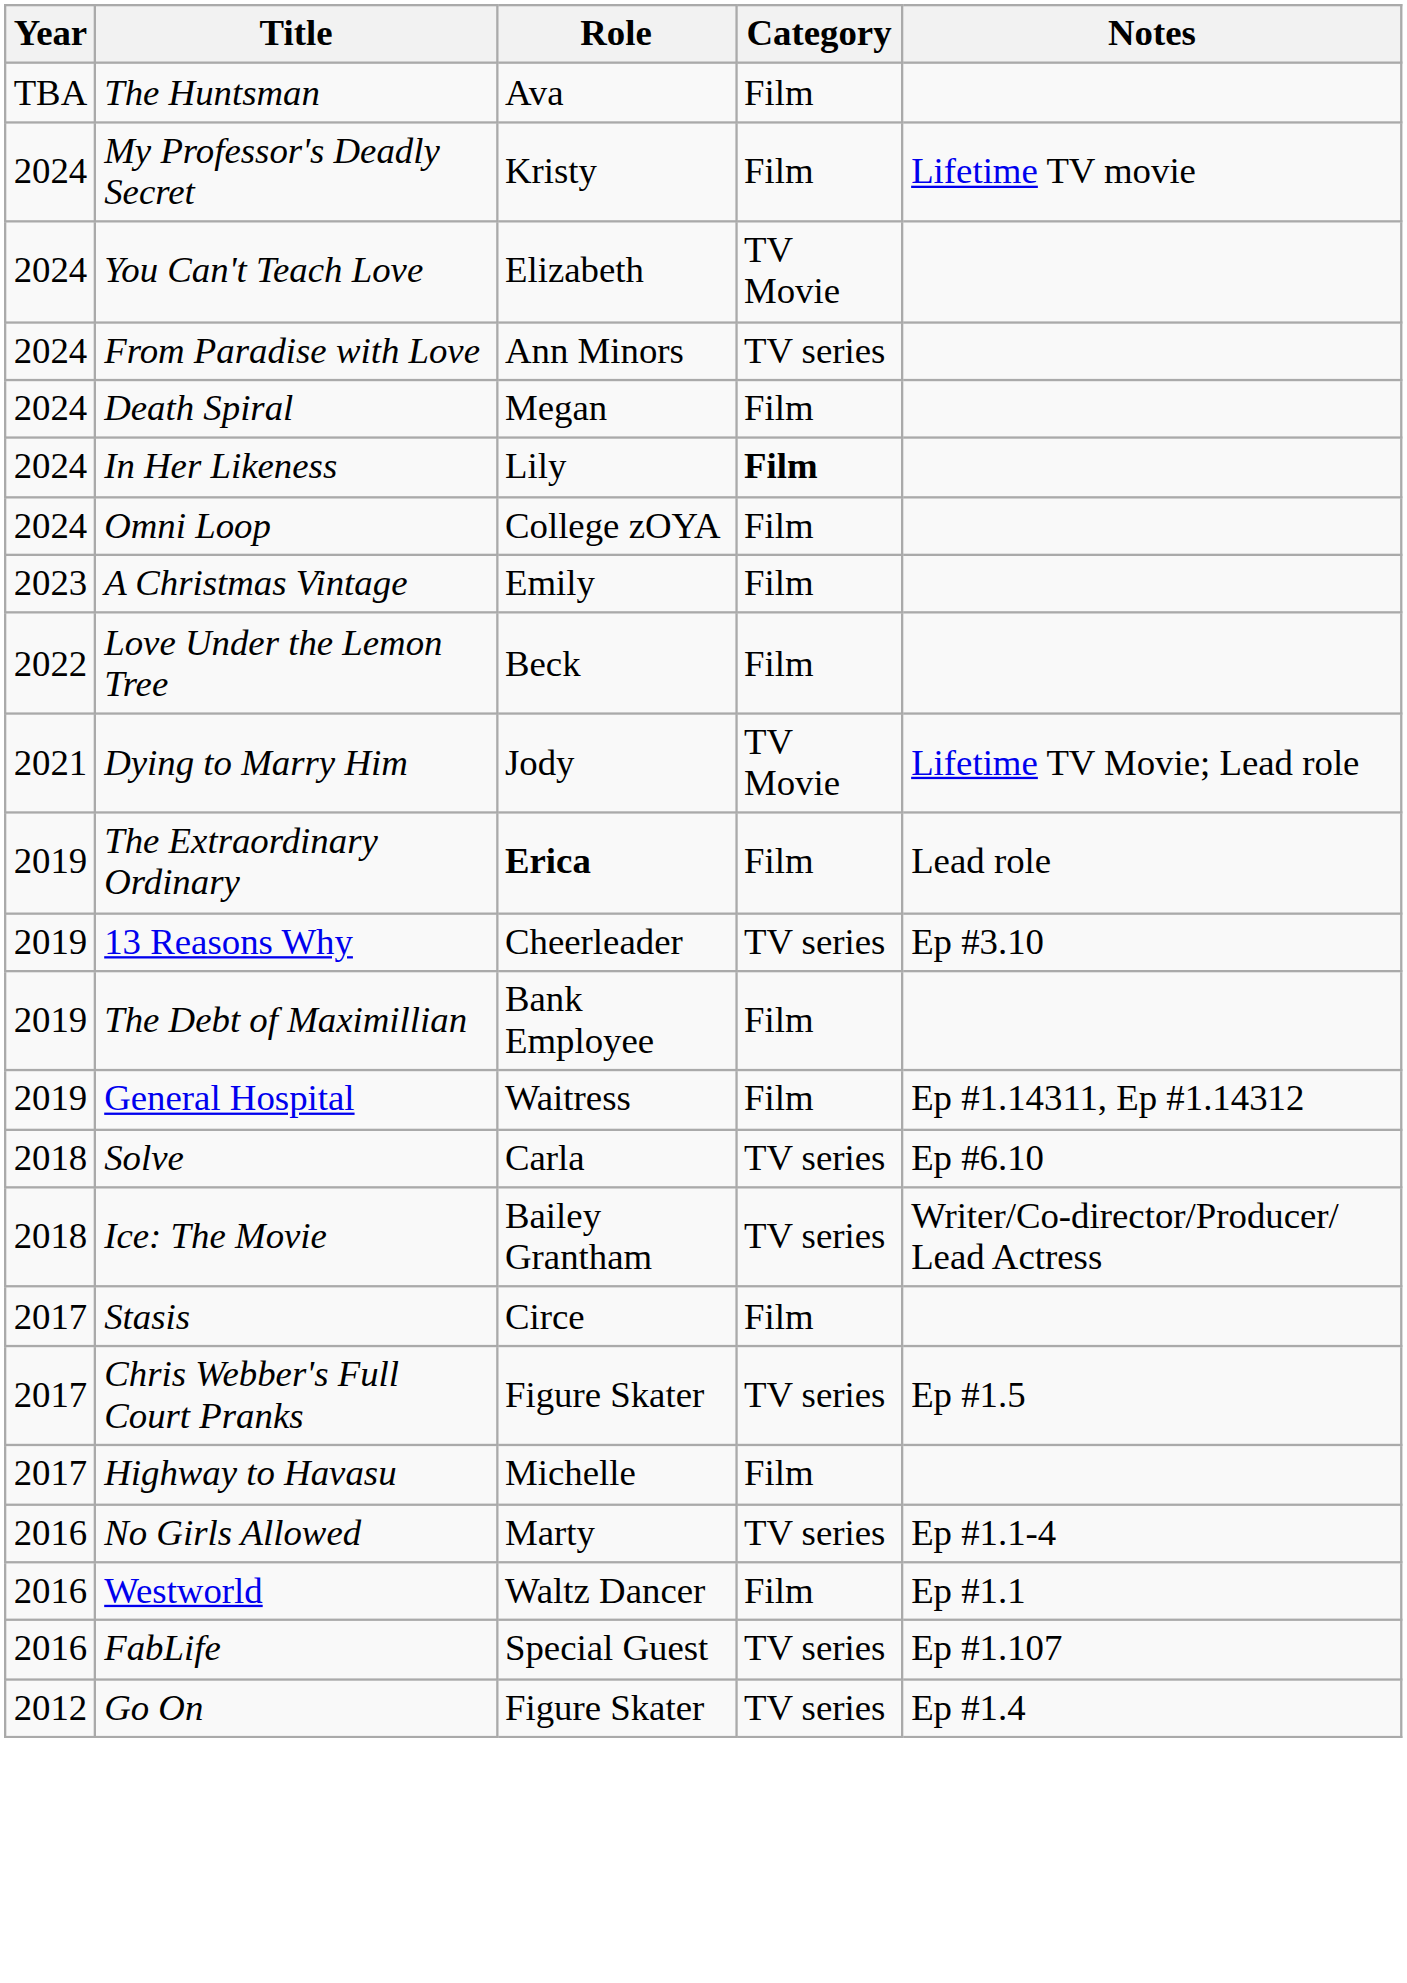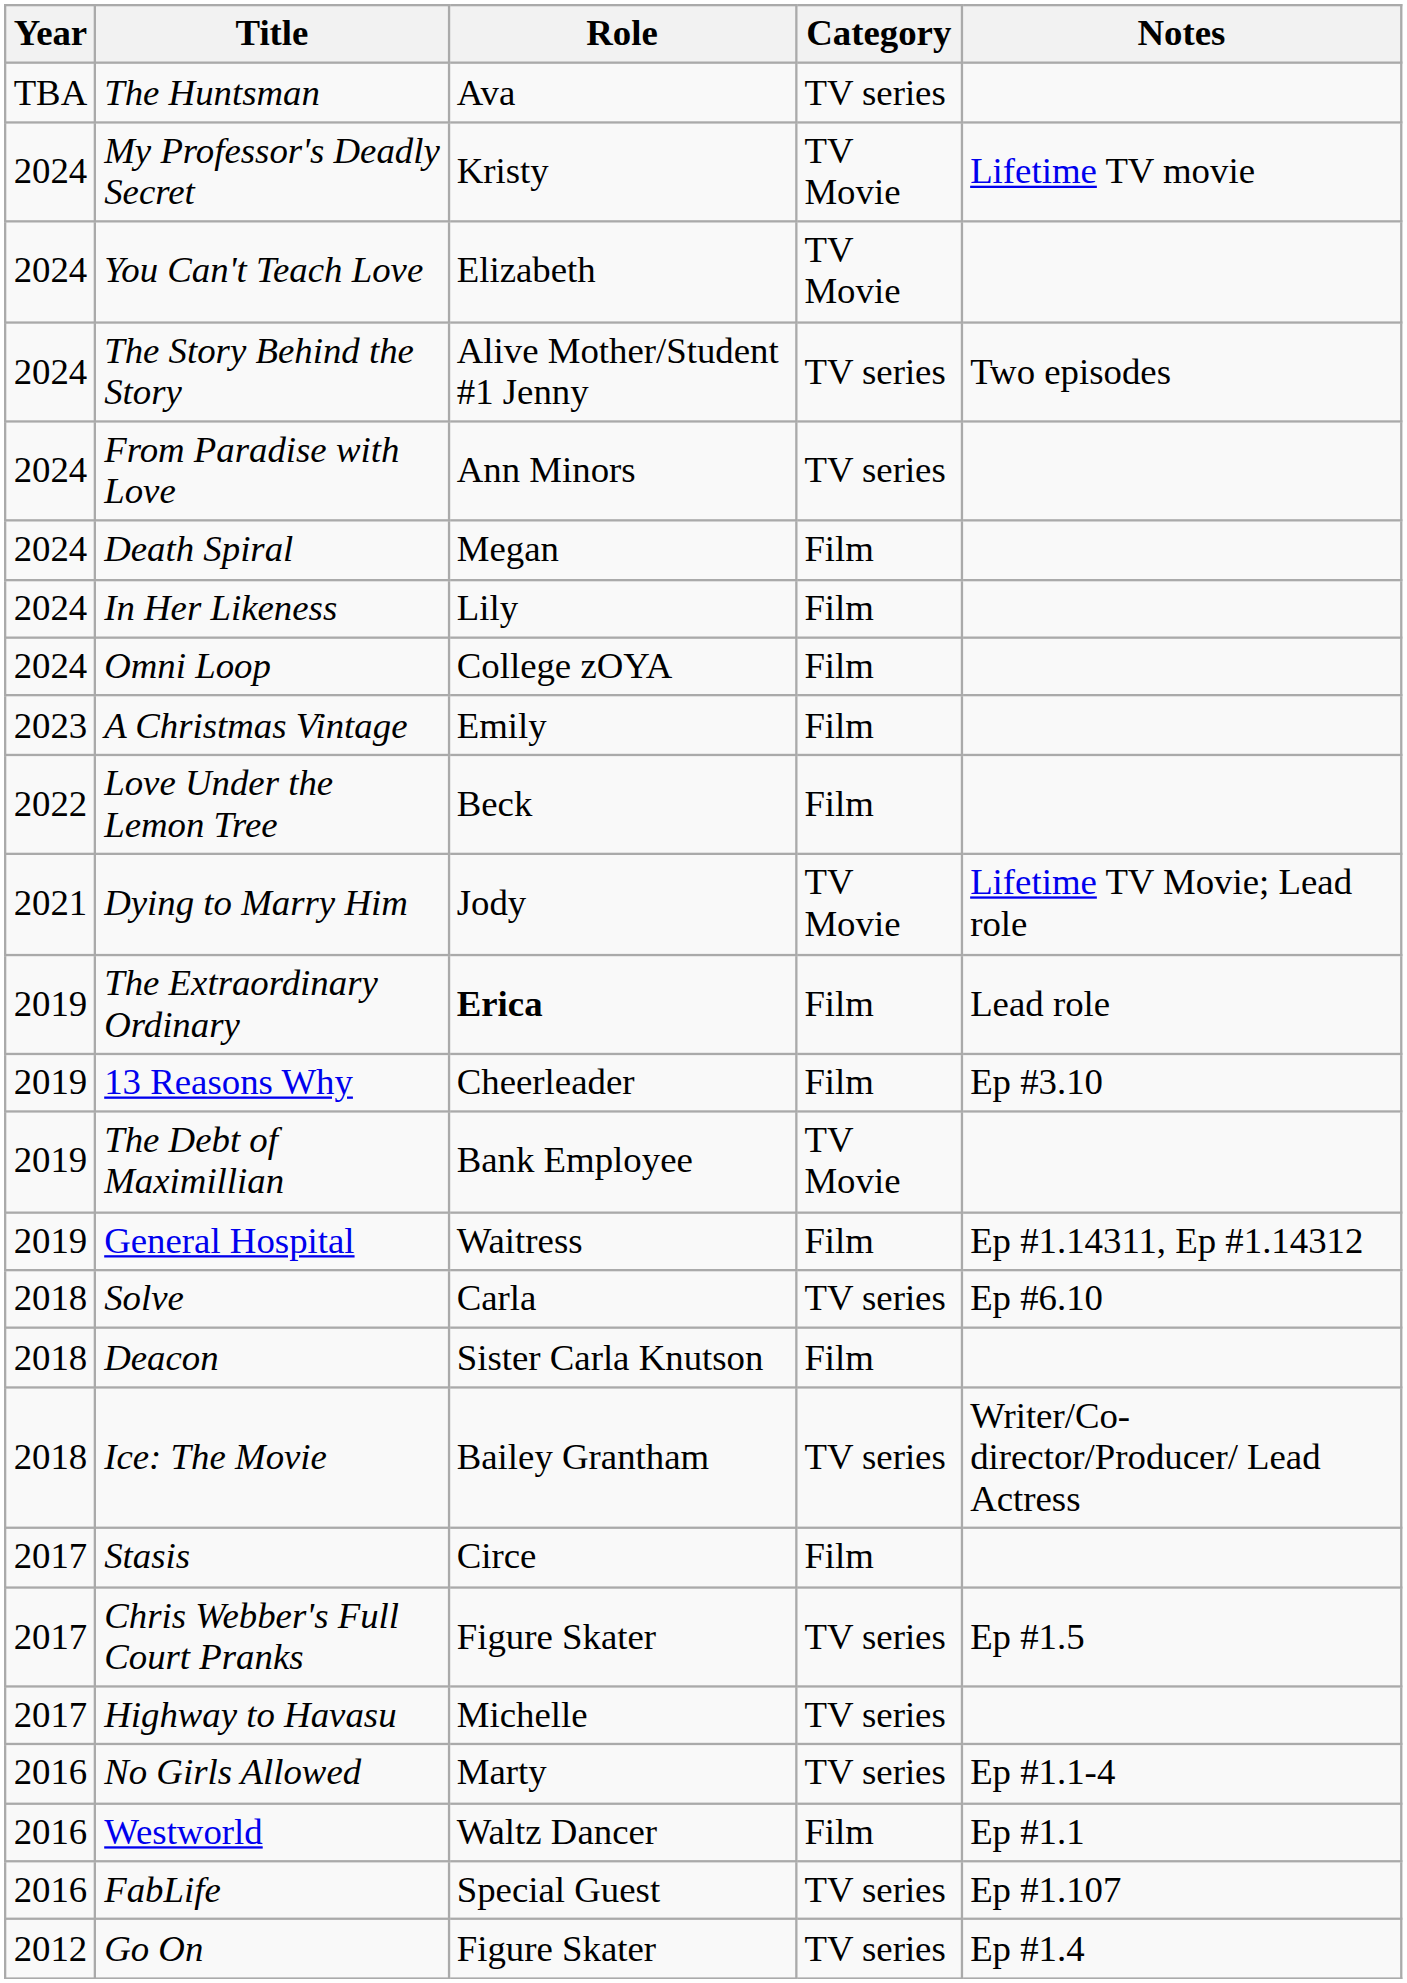(779, 92) Film -> (875, 92) TV series
(779, 171) Film -> (852, 171) TV Movie
+ row: (259, 370)
(781, 466) bold -> (839, 607) normal
(815, 941) TV series -> (839, 1082) Film
(779, 1020) Film -> (852, 1161) TV Movie
+ row: (161, 1357)
(779, 1473) Film -> (875, 1714) TV series
